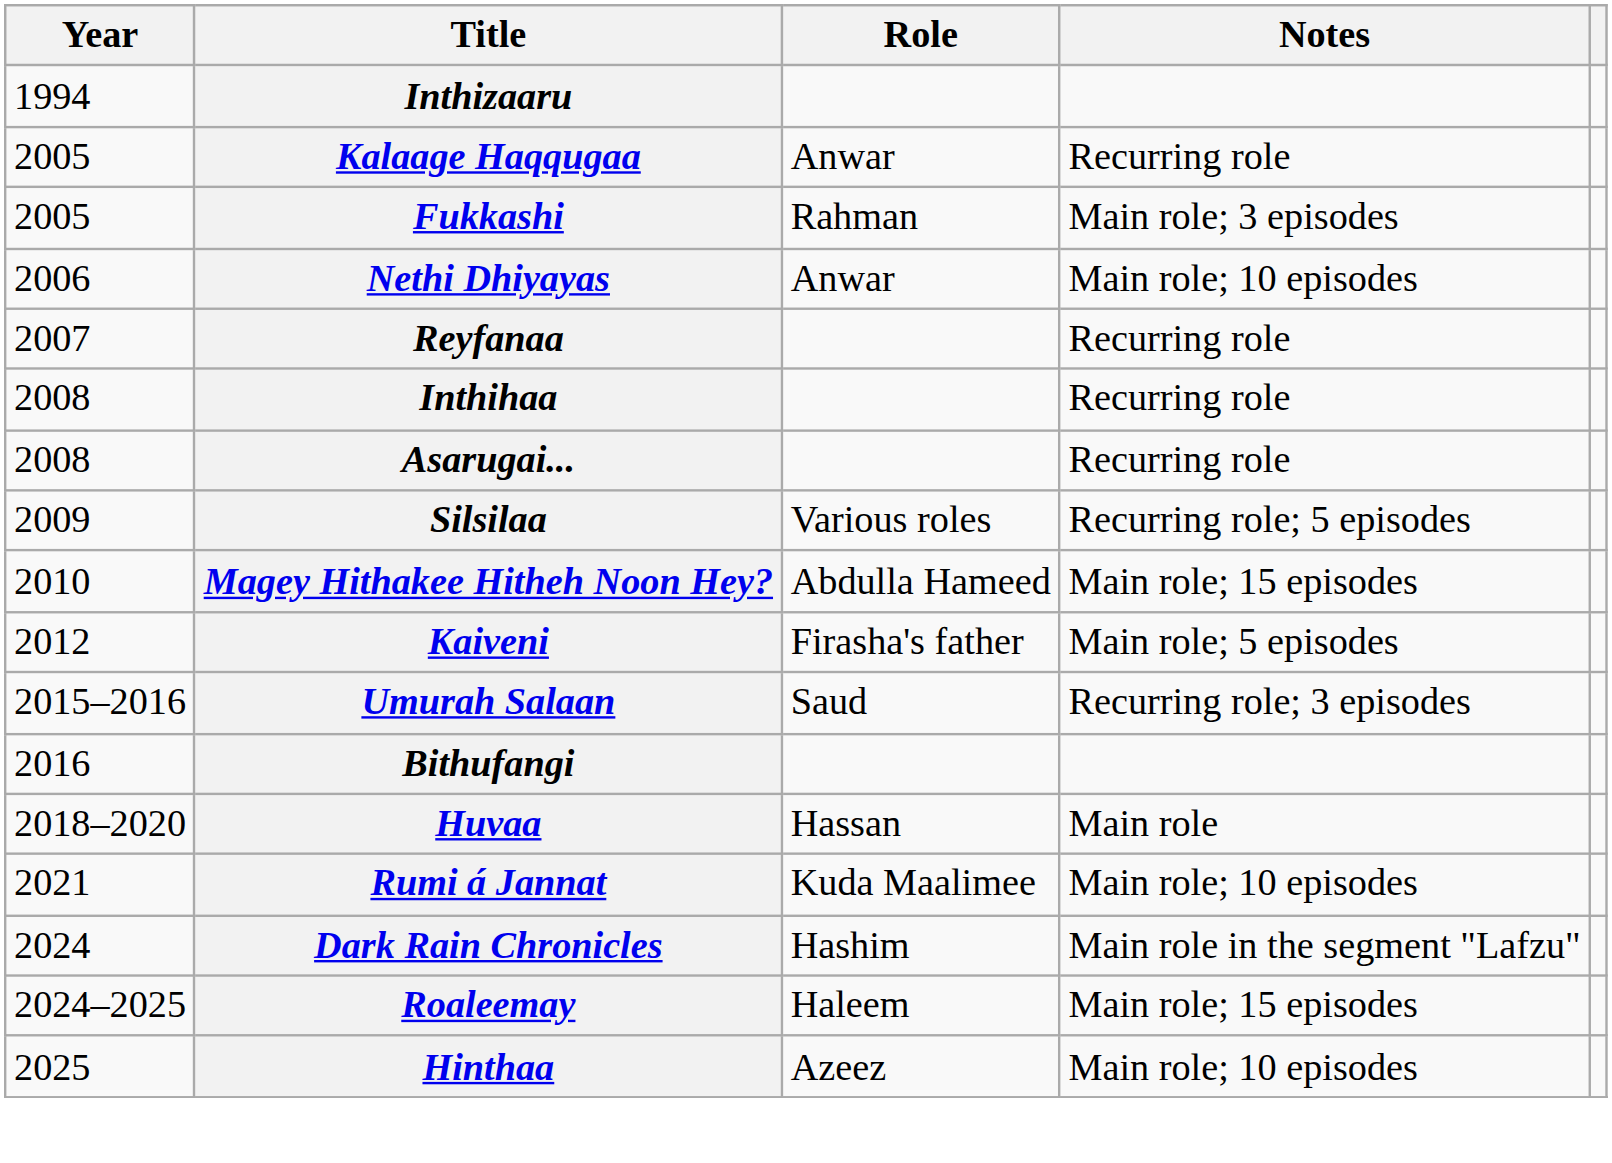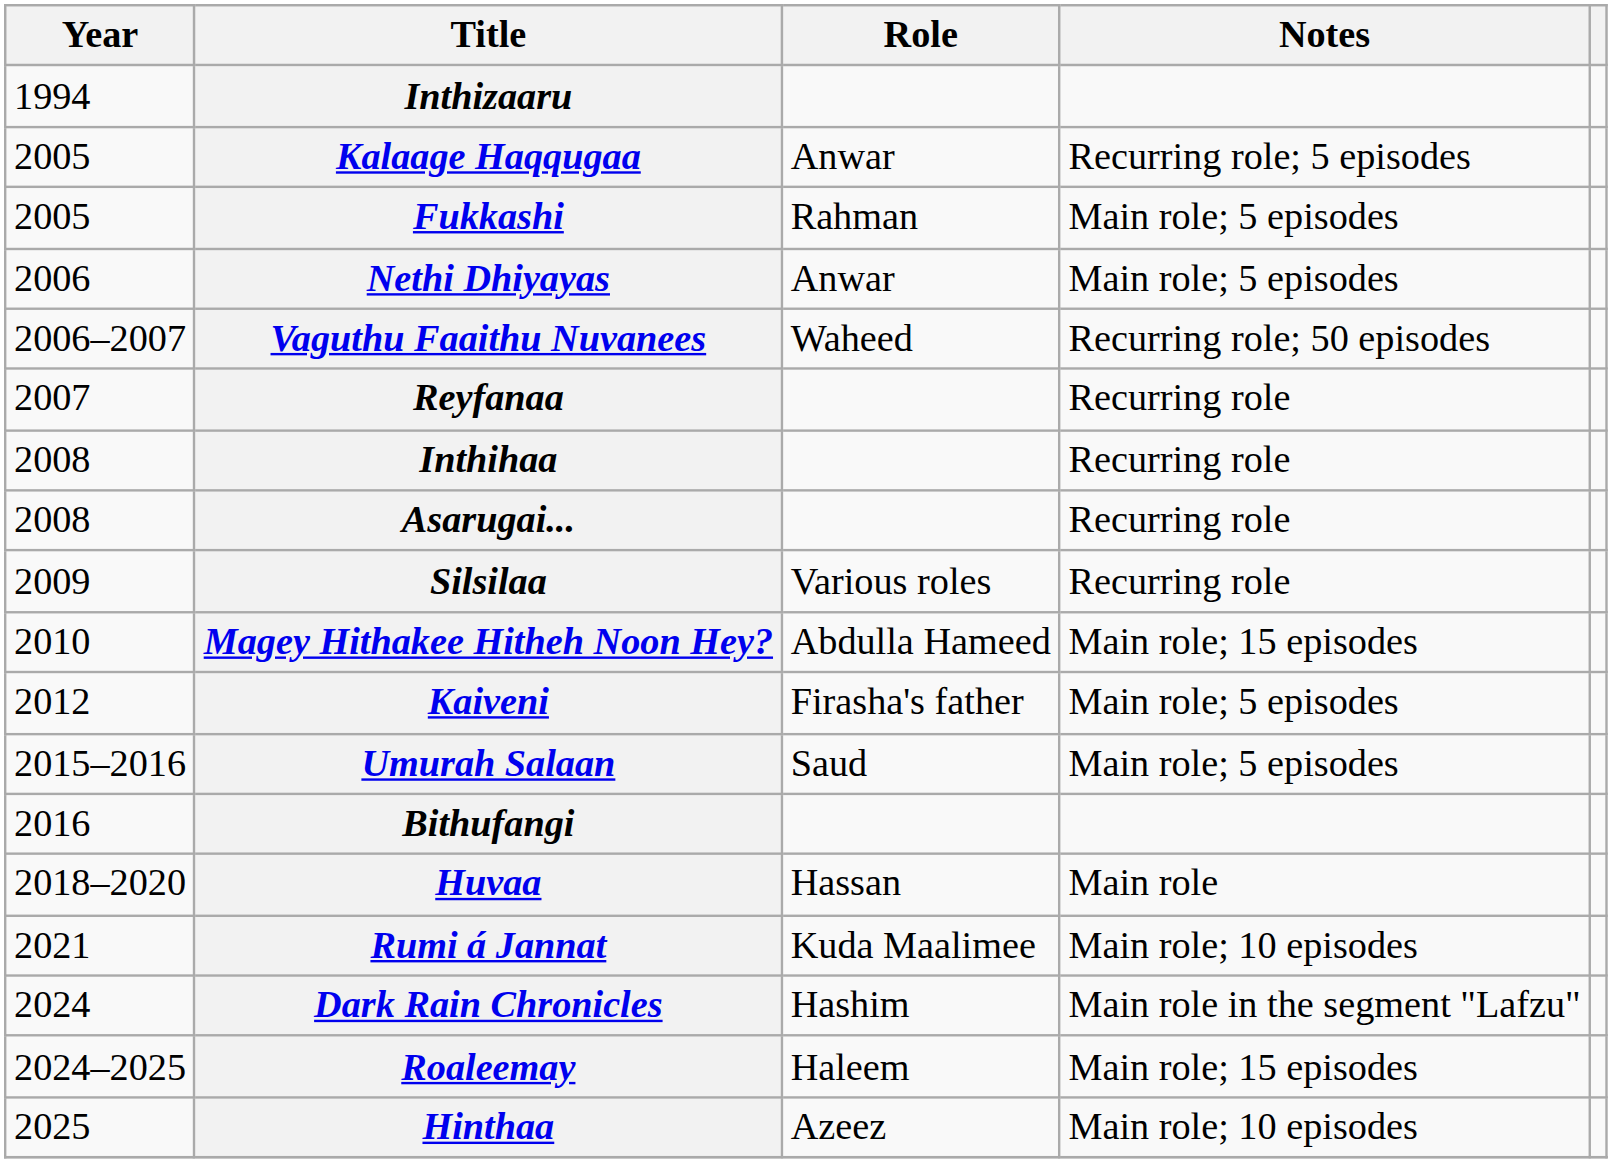(1179, 156) Recurring role -> (1270, 156) Recurring role; 5 episodes
(1234, 216) Main role; 3 episodes -> (1234, 216) Main role; 5 episodes
(1243, 277) Main role; 10 episodes -> (1234, 277) Main role; 5 episodes
+ row: (488, 338)
(1270, 519) Recurring role; 5 episodes -> (1179, 580) Recurring role
(1270, 701) Recurring role; 3 episodes -> (1234, 762) Main role; 5 episodes
